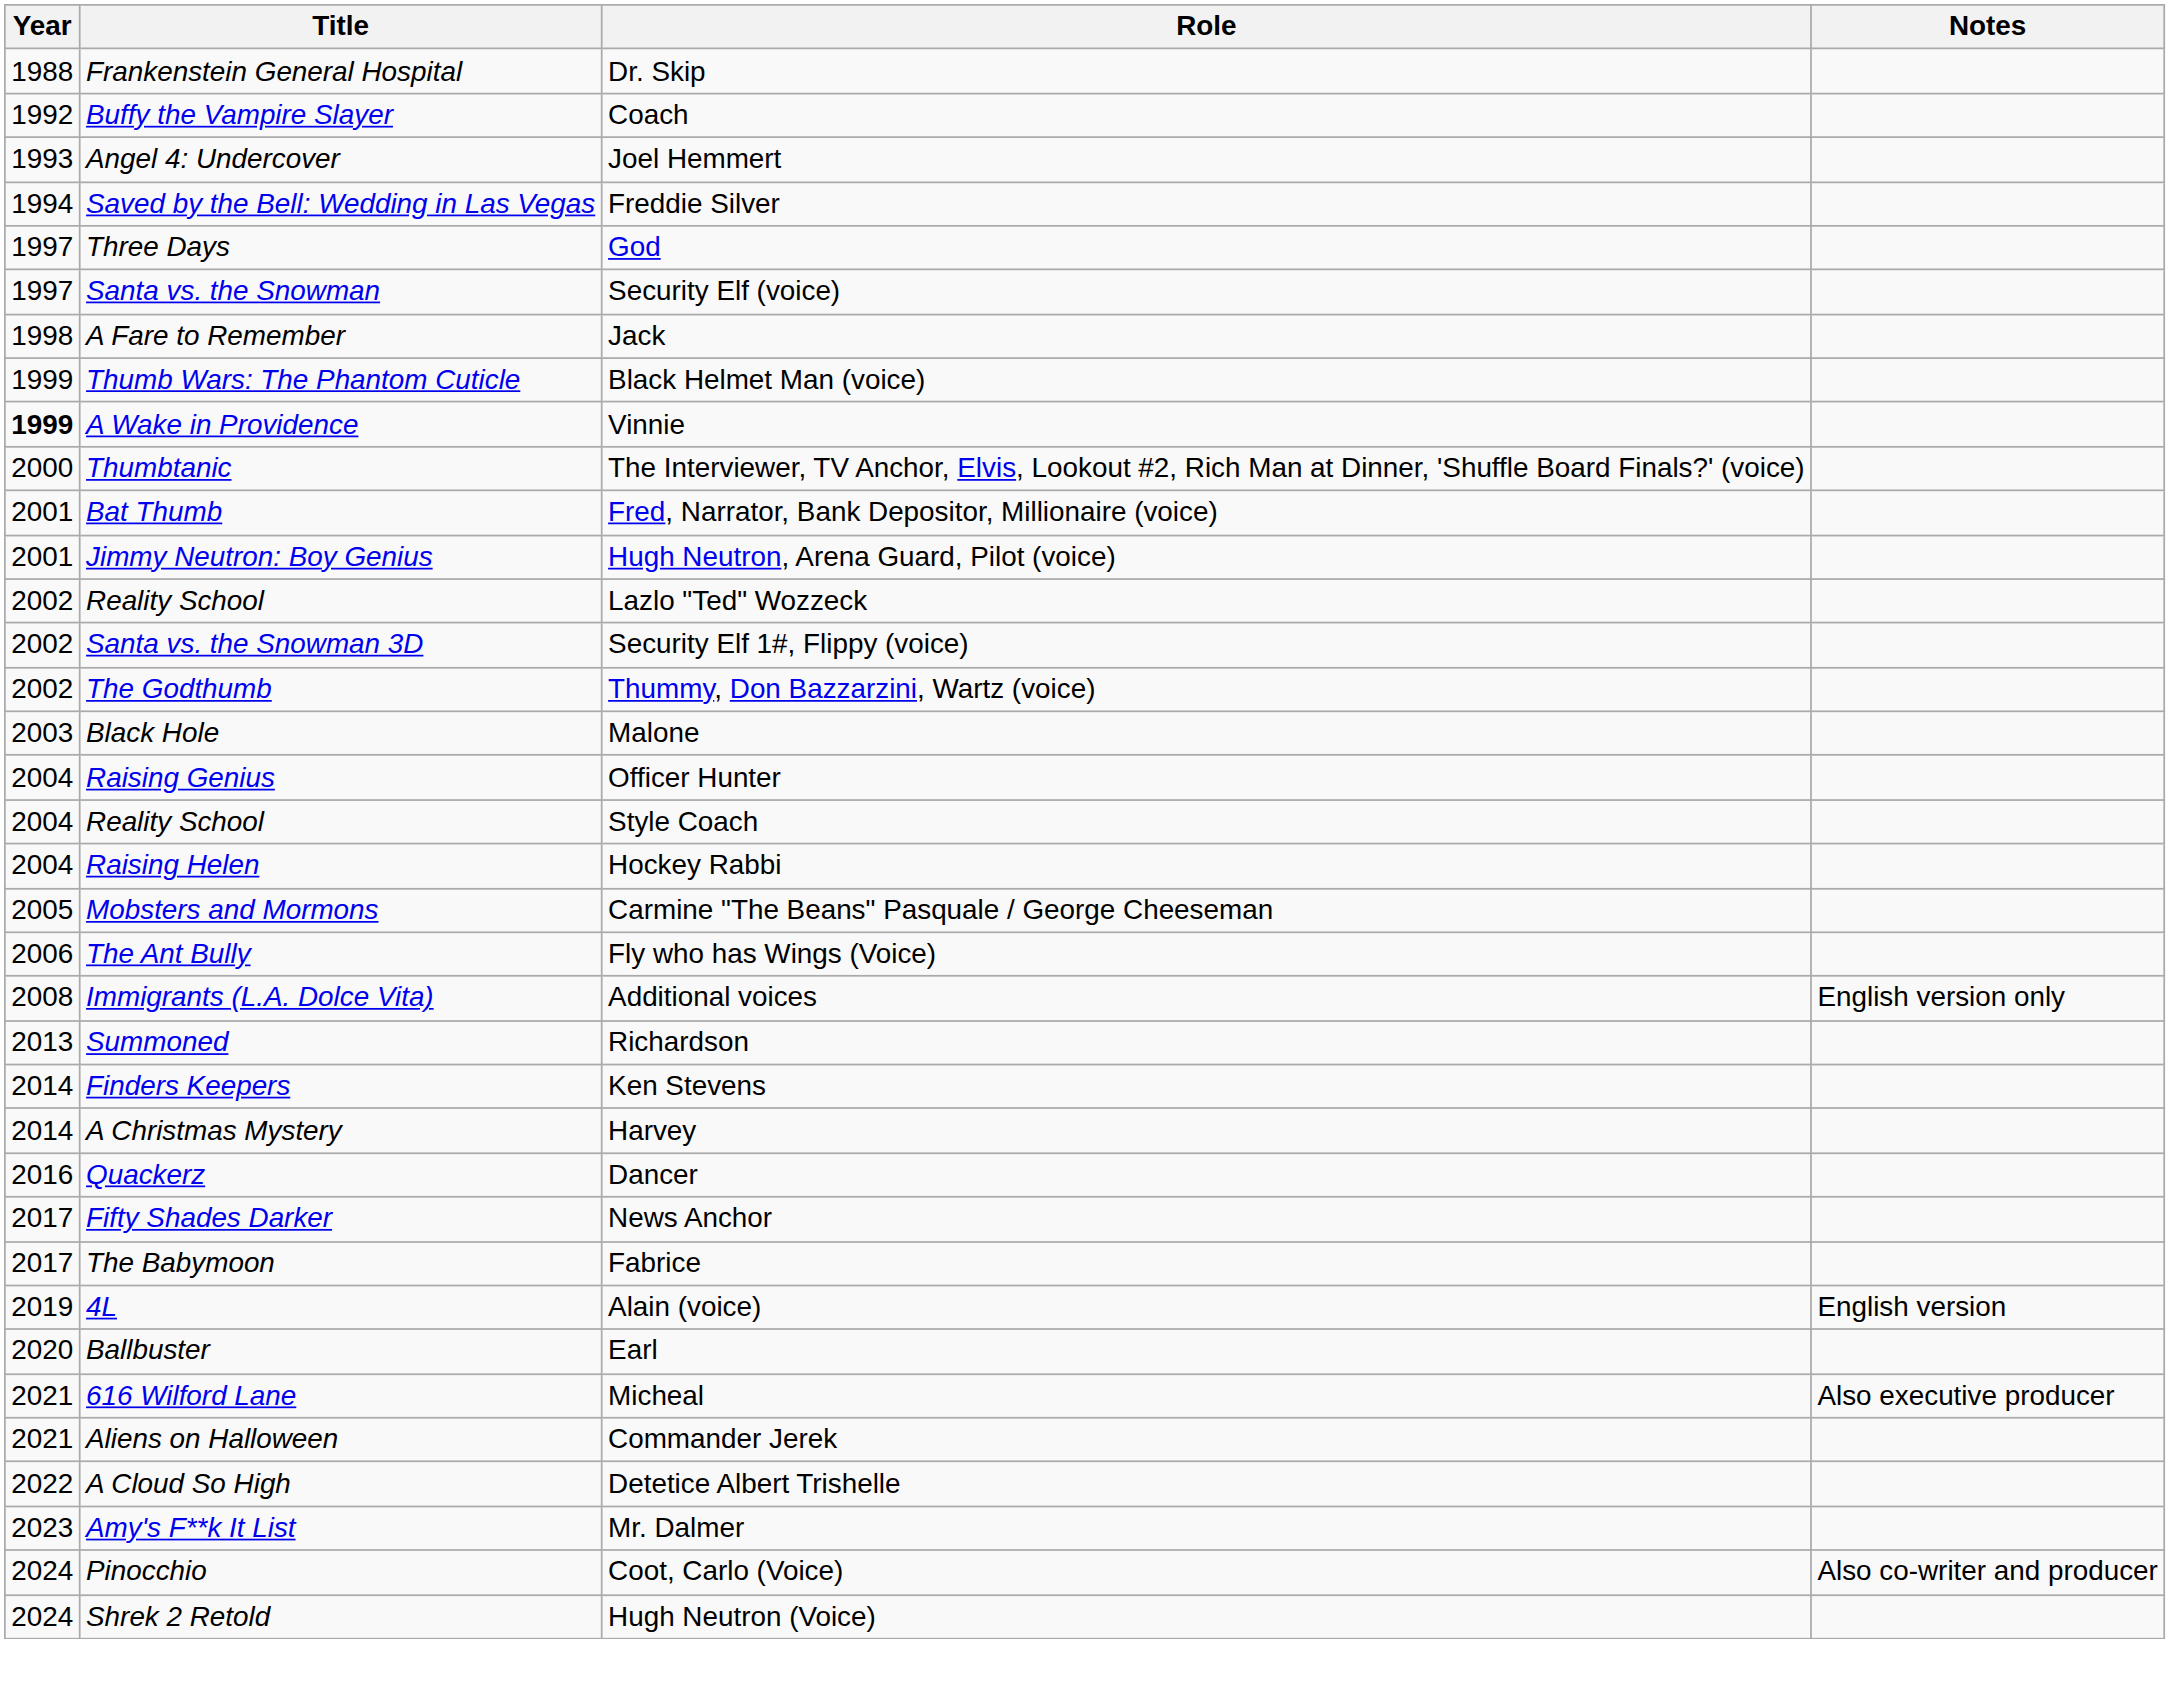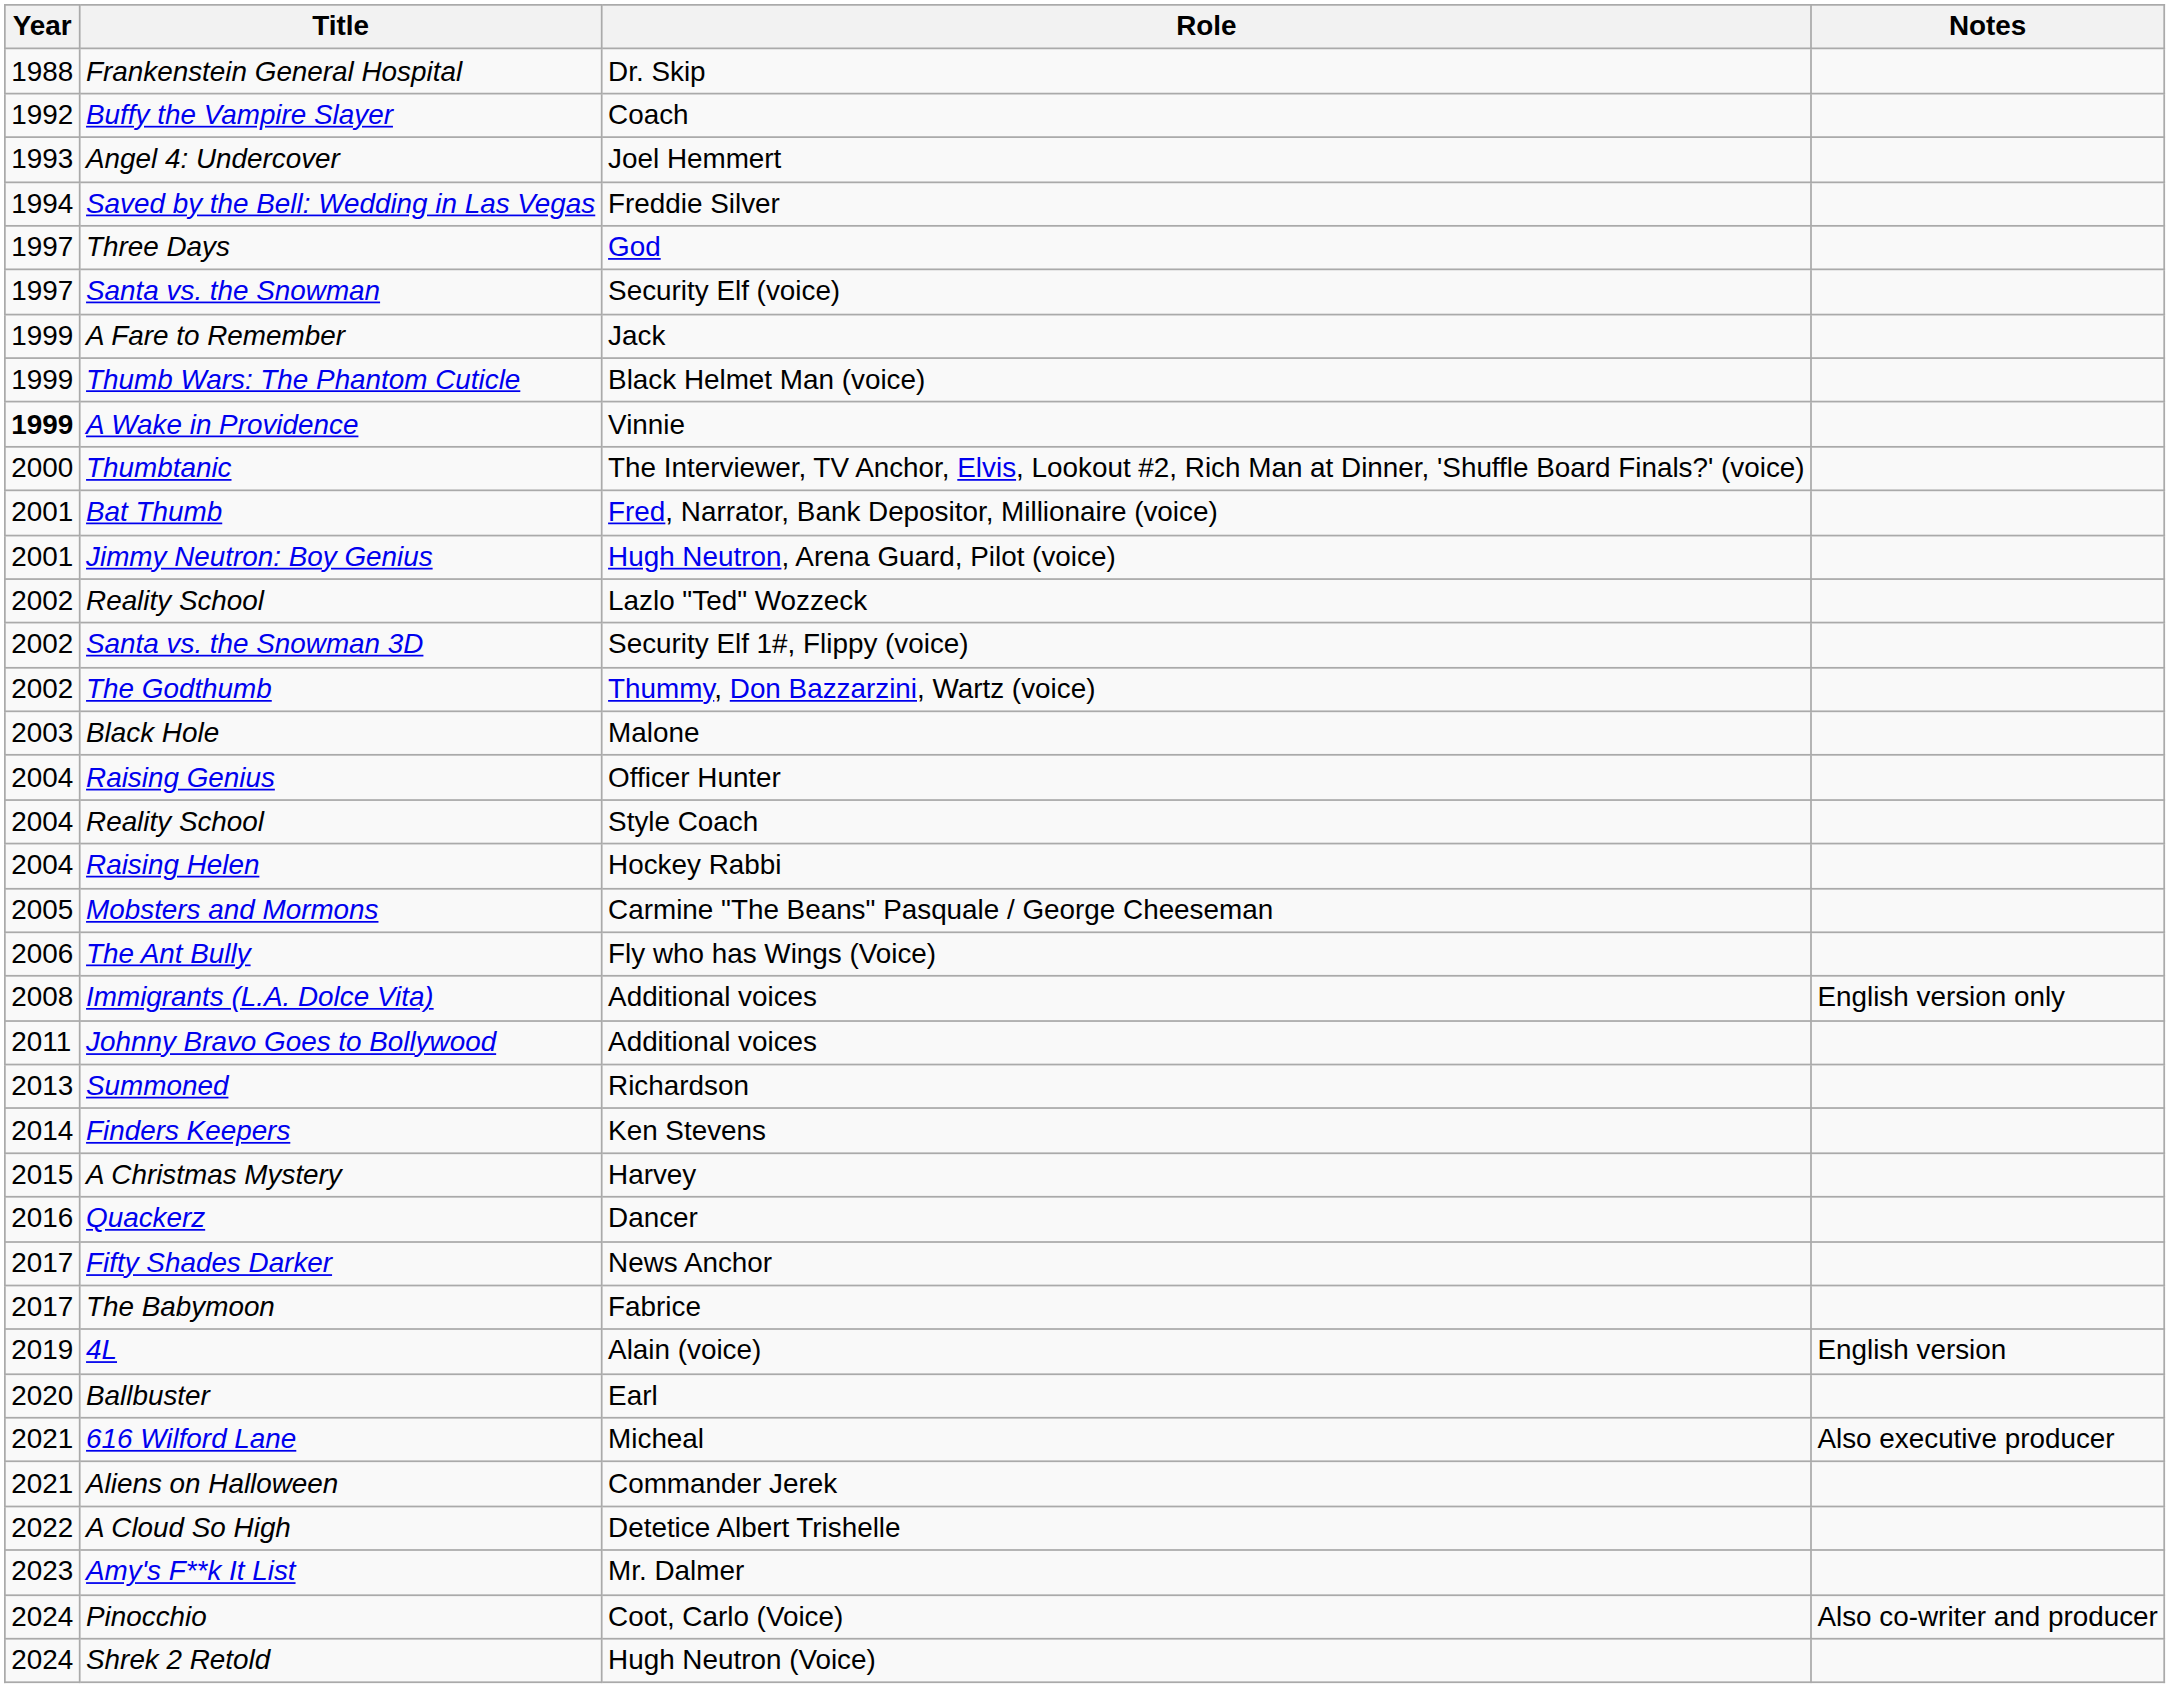(42, 335) 1998 -> (42, 335) 1999
+ row: (291, 1042)
(42, 1130) 2014 -> (42, 1174) 2015
